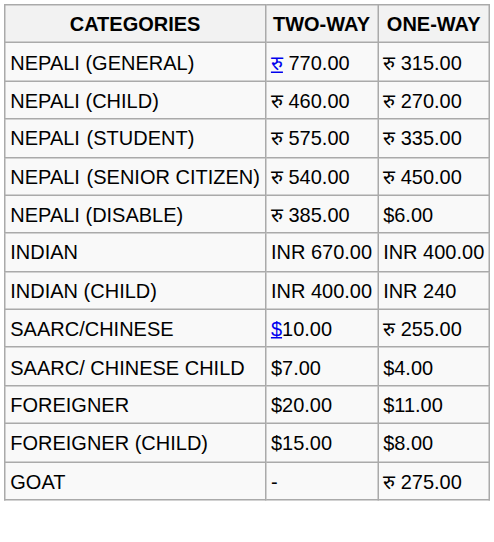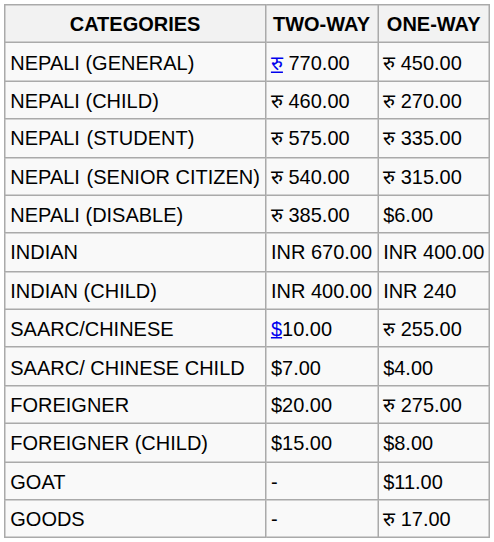(422, 63) रु 315.00 -> (422, 63) रु 450.00
(422, 177) रु 450.00 -> (422, 177) रु 315.00
(413, 405) $11.00 -> (422, 405) रु 275.00
(422, 481) रु 275.00 -> (413, 481) $11.00
+ row: (48, 519)
